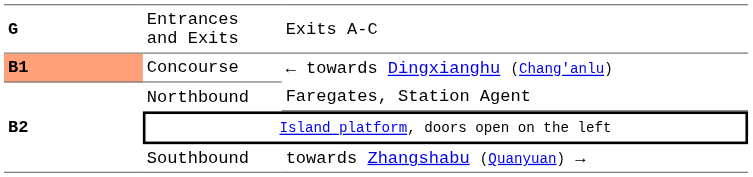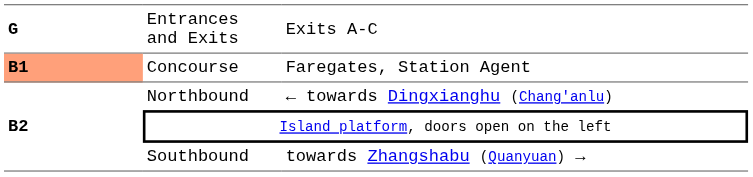(449, 68) ← towards Dingxianghu (Chang'anlu) -> (408, 68) Faregates, Station Agent
(408, 96) Faregates, Station Agent -> (449, 96) ← towards Dingxianghu (Chang'anlu)
